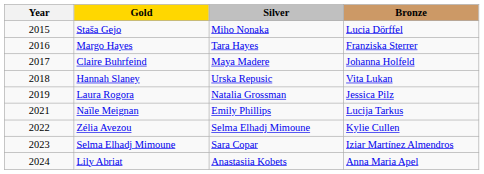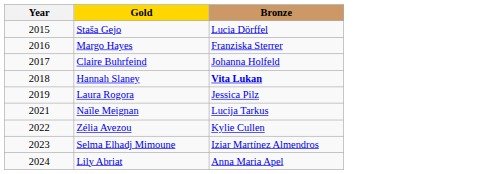- column: (276, 12)
(369, 78) normal -> (237, 78) bold
